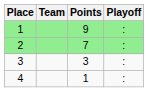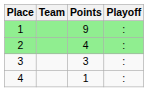(86, 45) 7 -> (86, 45) 4
